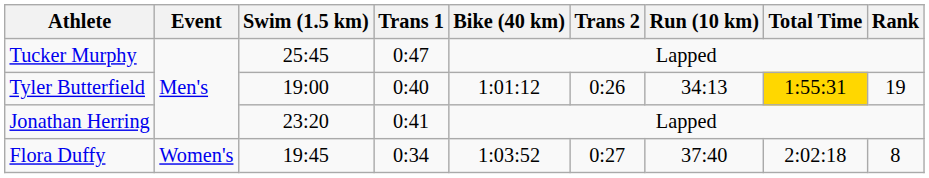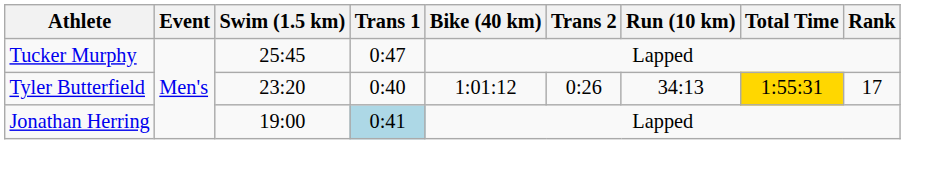(306, 88) 19:00 -> (282, 88) 23:20
(895, 88) 19 -> (872, 88) 17
(306, 122) 23:20 -> (282, 122) 19:00
(411, 122) no background -> (388, 122) lightblue background
- row: (57, 155)
